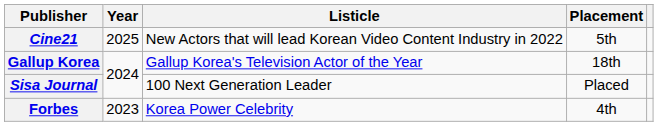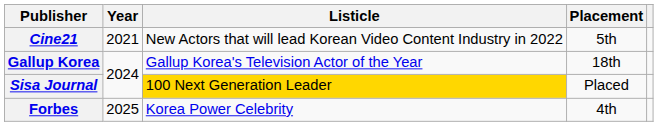(123, 39) 2025 -> (123, 39) 2021
(239, 86) no background -> (239, 86) gold background
(123, 109) 2023 -> (123, 109) 2025
